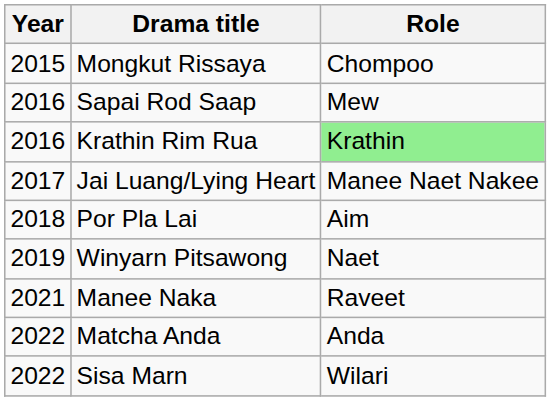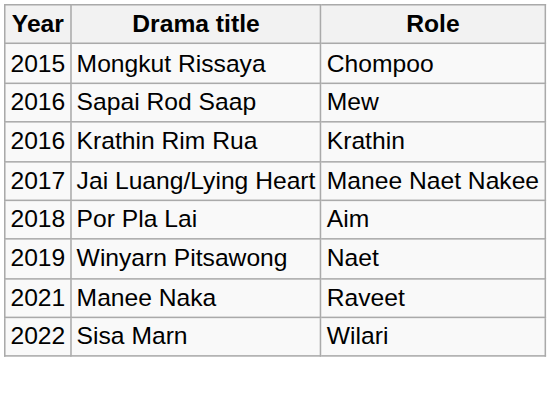(366, 141) lightgreen background -> (366, 141) no background
- row: (149, 336)
